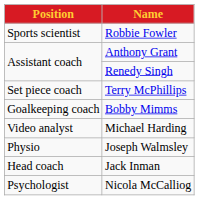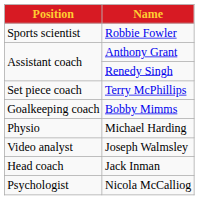(40, 128) Video analyst -> (23, 128) Physio
(23, 147) Physio -> (40, 147) Video analyst
